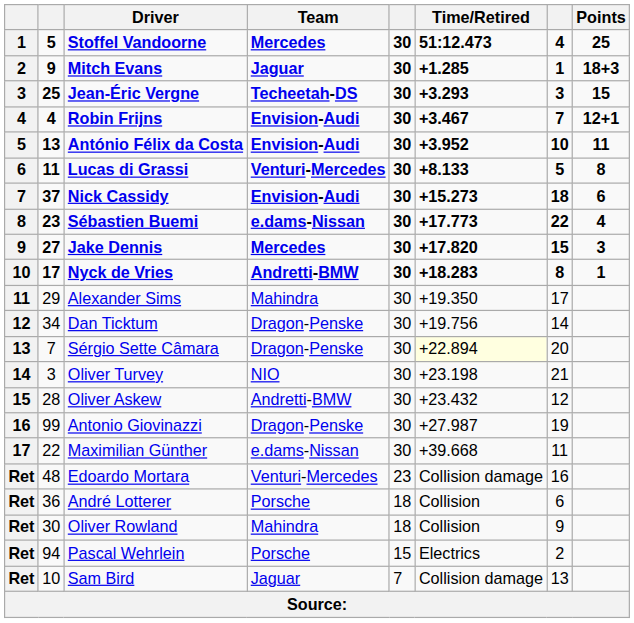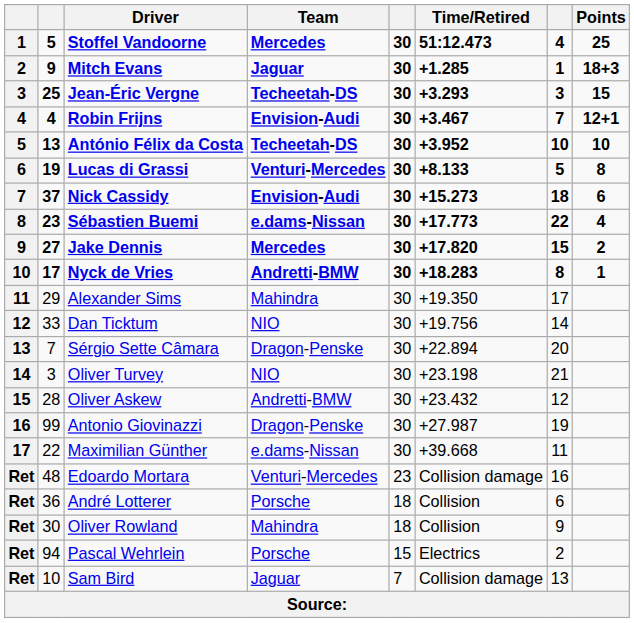(305, 144) Envision-Audi -> (304, 144) Techeetah-DS
(601, 144) 11 -> (601, 144) 10
(51, 170) 11 -> (51, 170) 19
(601, 247) 3 -> (601, 247) 2
(51, 323) 34 -> (51, 323) 33
(307, 323) Dragon-Penske -> (265, 323) NIO
(448, 349) lightyellow background -> (448, 349) no background
